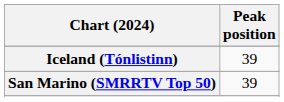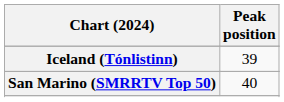(249, 83) 39 -> (249, 83) 40
